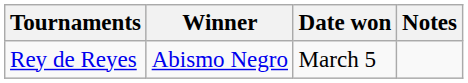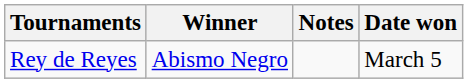columns swapped: (345, 22) <-> (430, 22)
